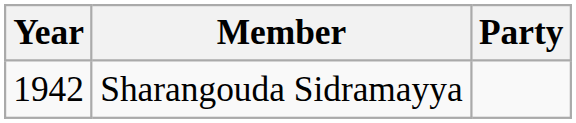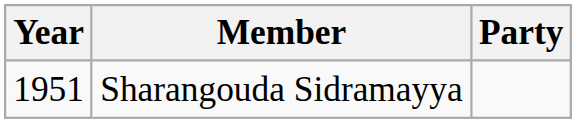(49, 88) 1942 -> (49, 88) 1951
